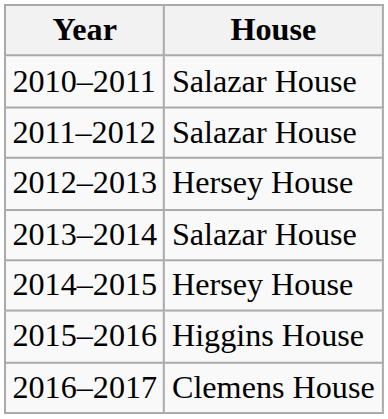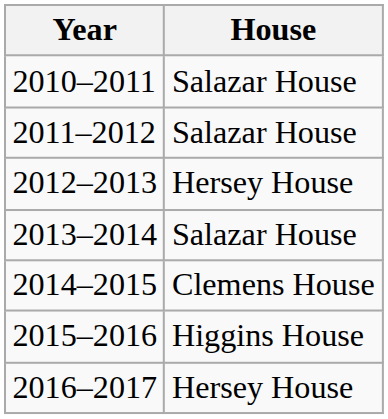(263, 285) Hersey House -> (273, 285) Clemens House
(273, 387) Clemens House -> (263, 387) Hersey House
